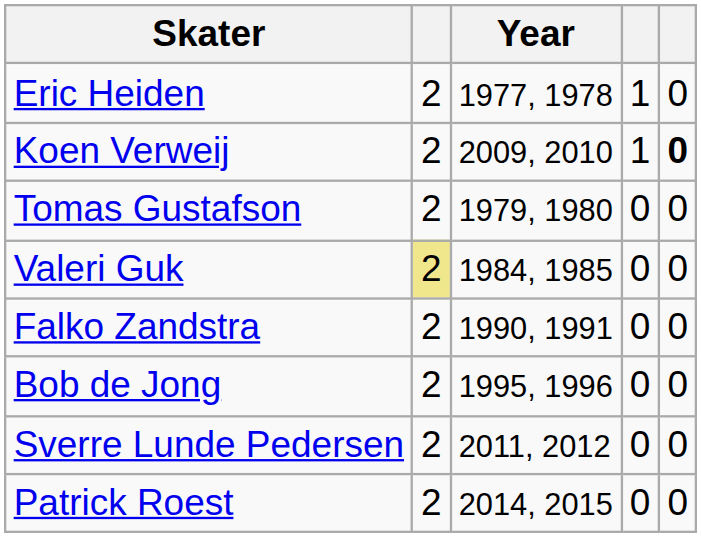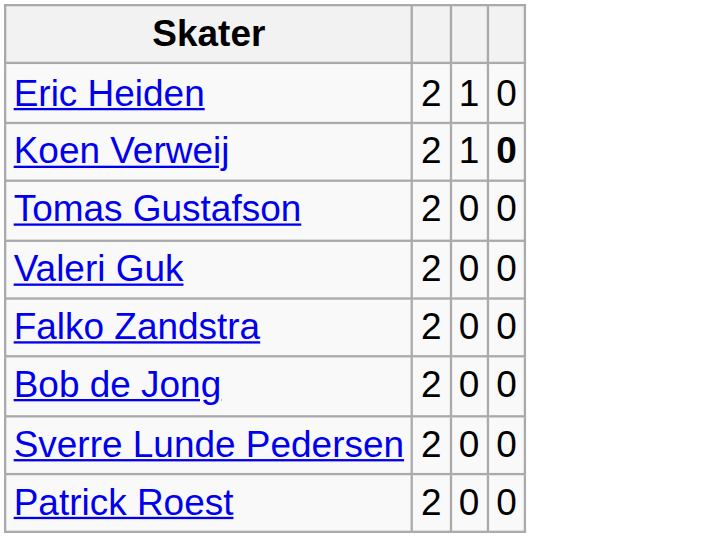- column: (536, 33)
(431, 268) khaki background -> (431, 268) no background
